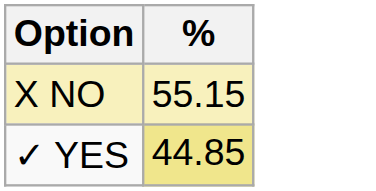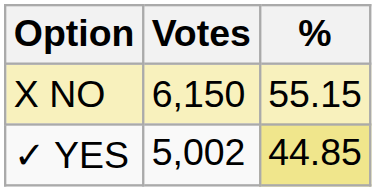+ column: (201, 34)
